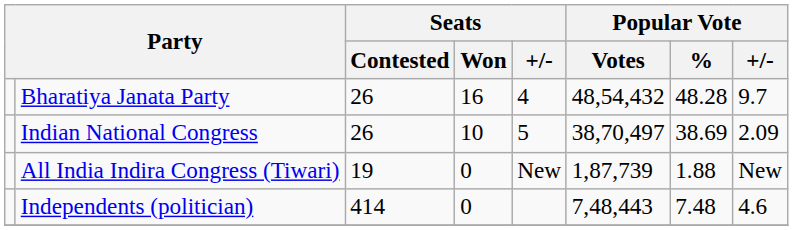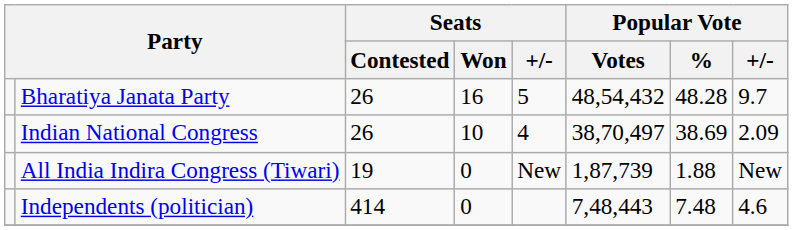(523, 96) 4 -> (523, 96) 5
(523, 133) 5 -> (523, 133) 4
